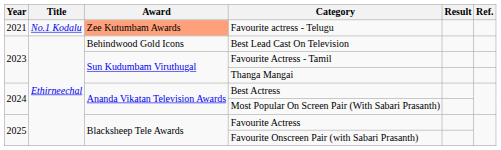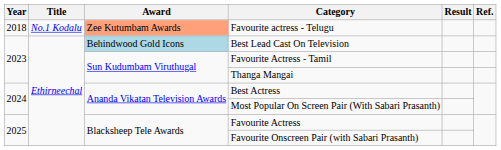(17, 28) 2021 -> (17, 28) 2018
(135, 43) no background -> (135, 43) lightblue background
